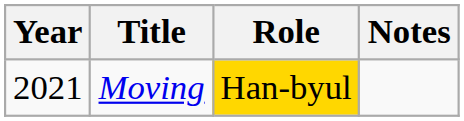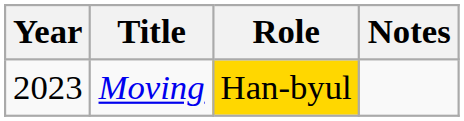(48, 87) 2021 -> (48, 87) 2023
